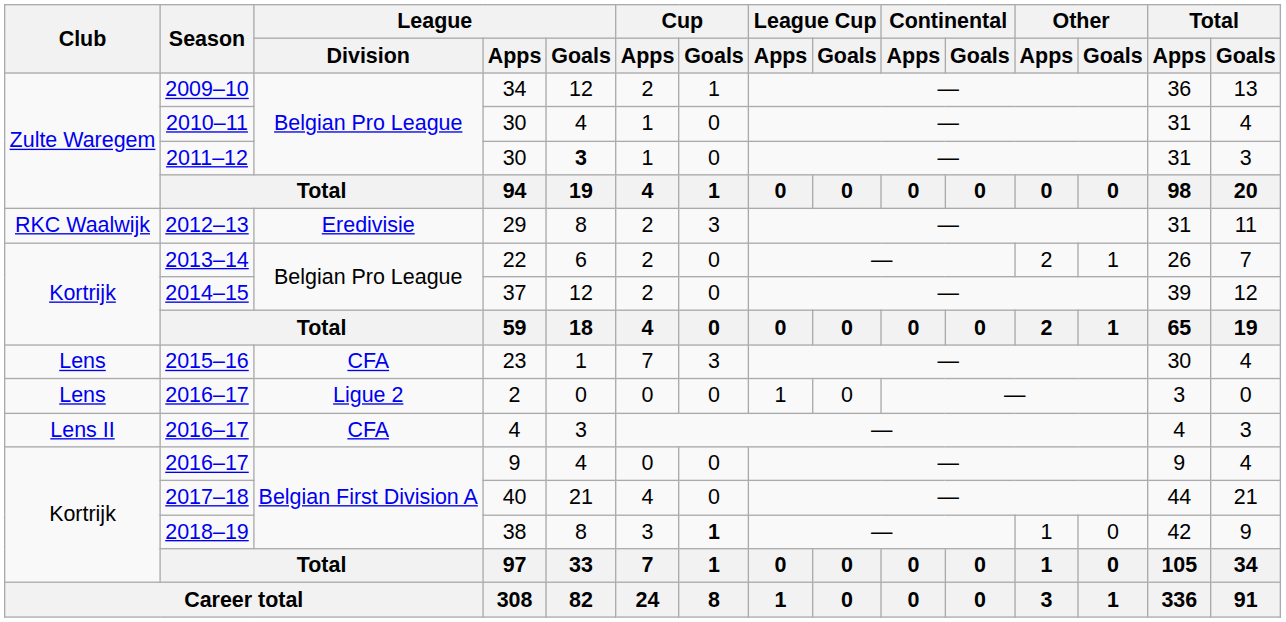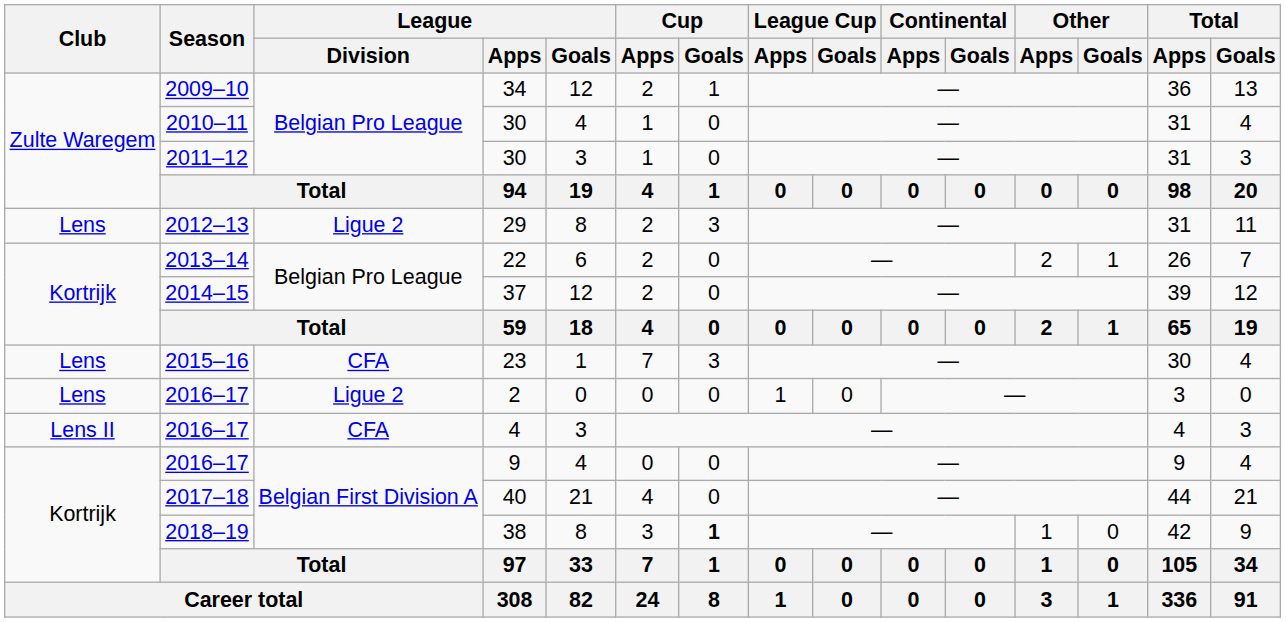(581, 157) bold -> (581, 157) normal
(82, 225) RKC Waalwijk -> (82, 225) Lens
(368, 225) Eredivisie -> (368, 225) Ligue 2
